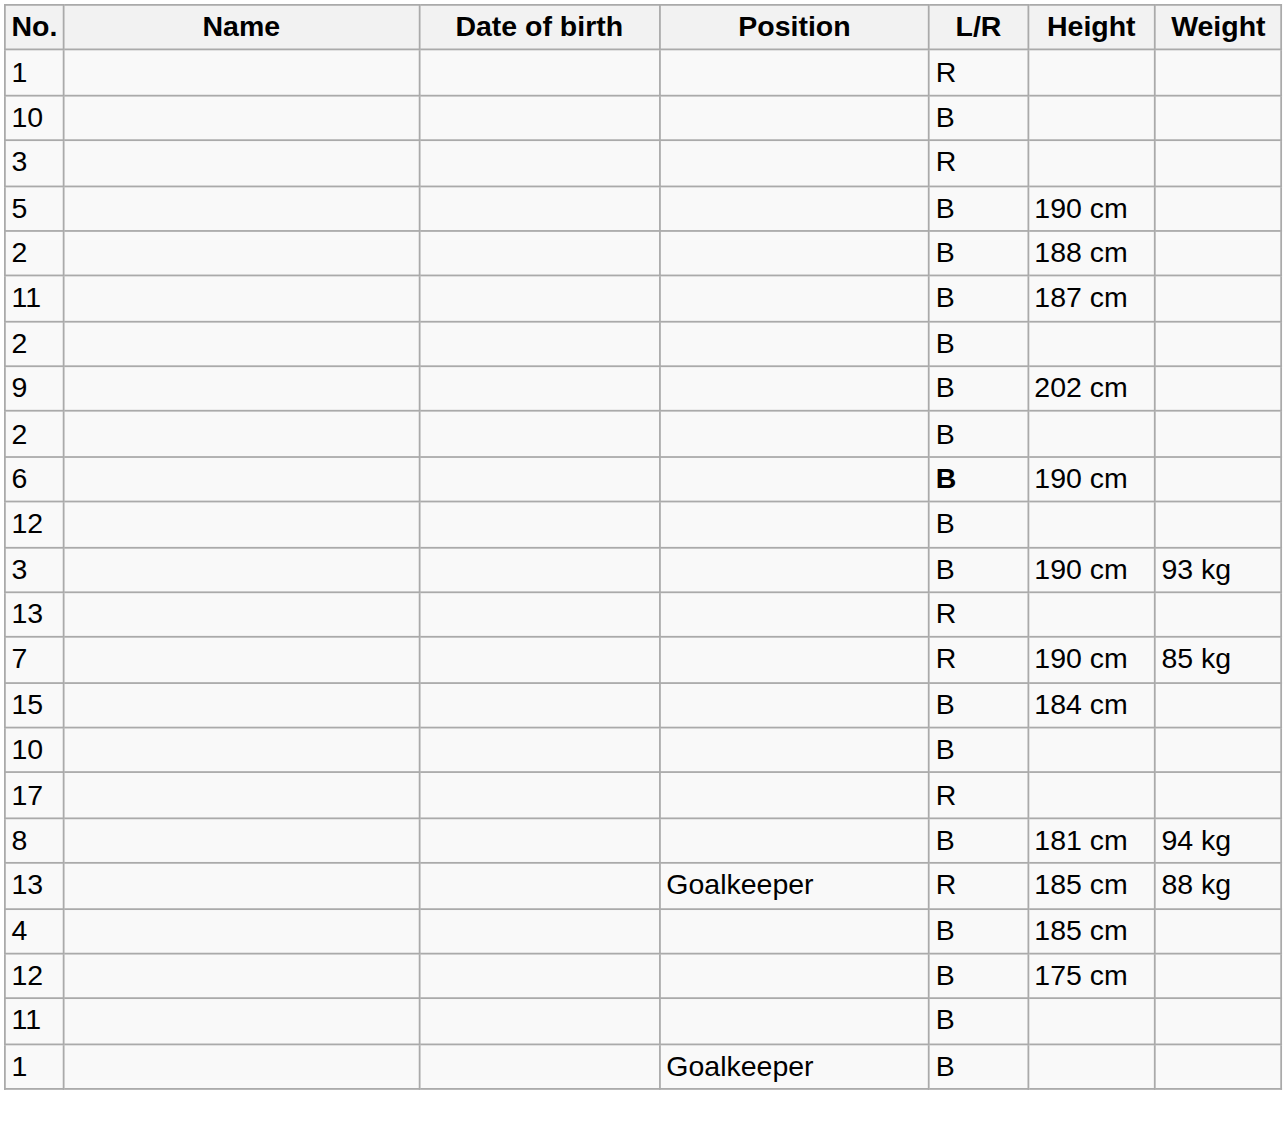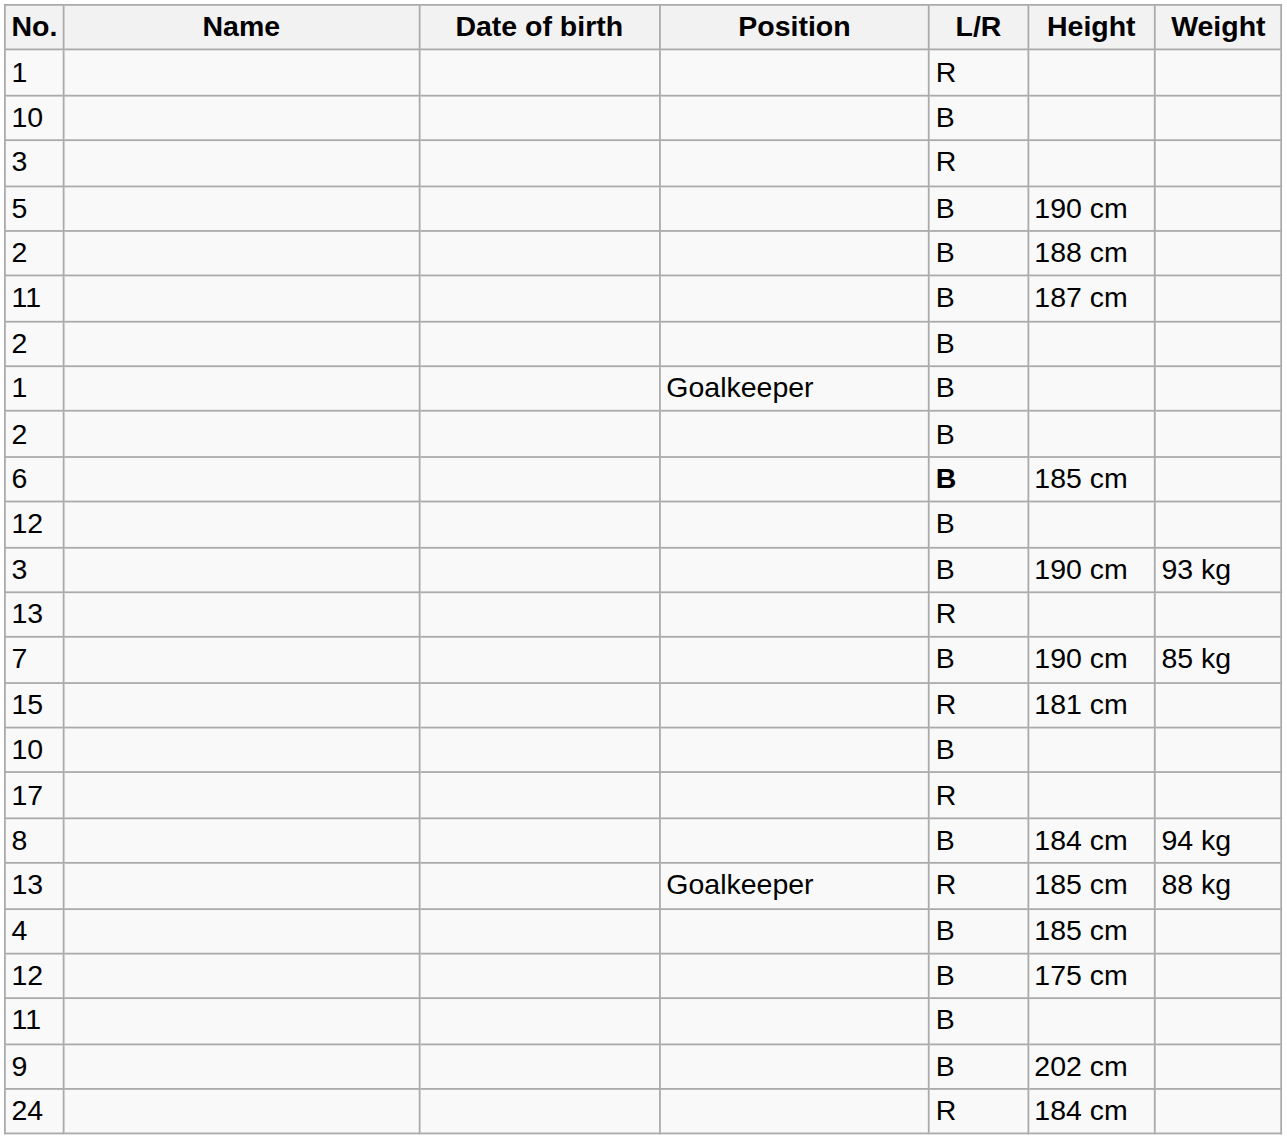rows swapped: (19, 1065) <-> (19, 388)
(1081, 478) 190 cm -> (1081, 478) 185 cm
(946, 659) R -> (945, 659) B
(945, 704) B -> (946, 704) R
(1081, 704) 184 cm -> (1081, 704) 181 cm
(1081, 840) 181 cm -> (1081, 840) 184 cm
+ row: (27, 1111)
